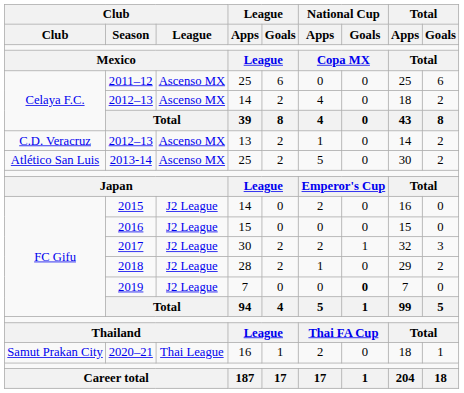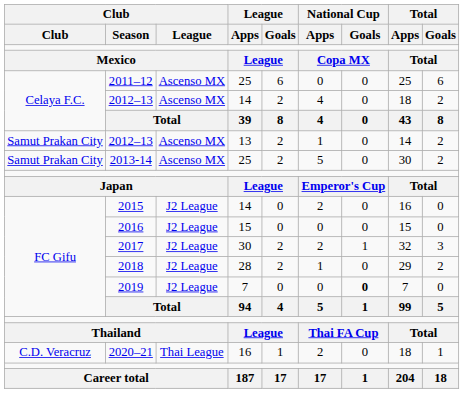(55, 140) C.D. Veracruz -> (55, 140) Samut Prakan City
(55, 160) Atlético San Luis -> (55, 160) Samut Prakan City
(55, 352) Samut Prakan City -> (55, 352) C.D. Veracruz
